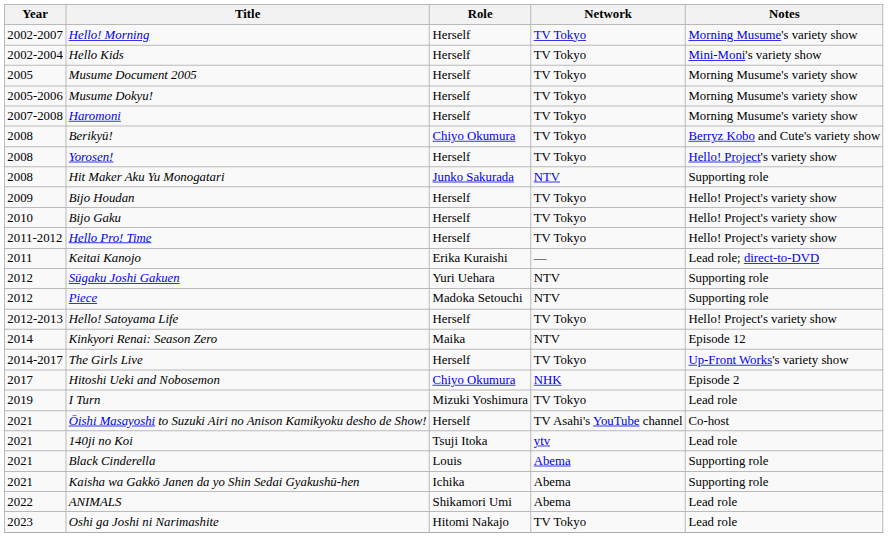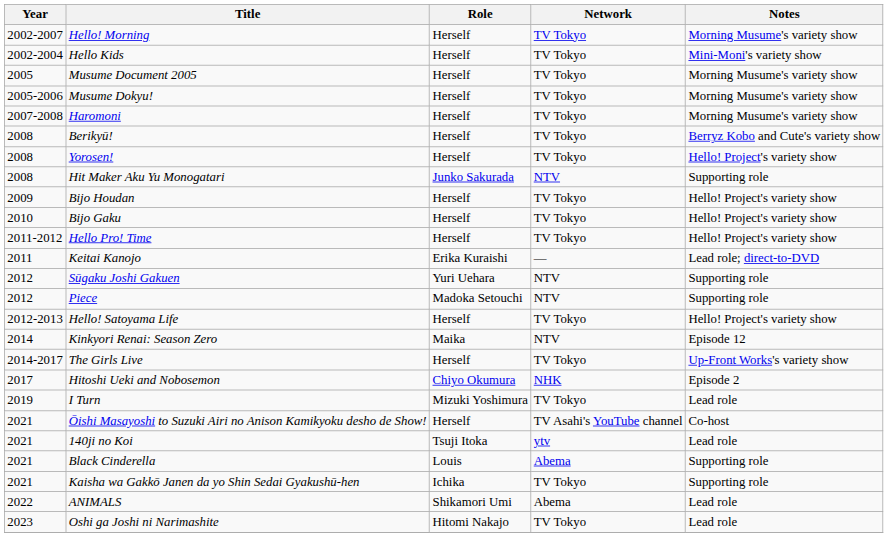(474, 136) Chiyo Okumura -> (451, 136) Herself
(552, 481) Abema -> (560, 481) TV Tokyo
